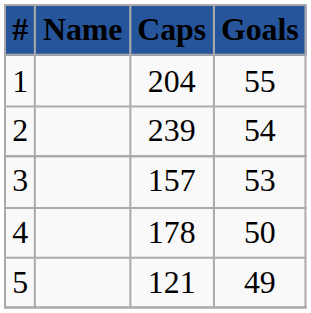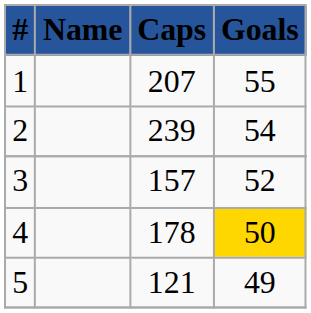(172, 80) 204 -> (172, 80) 207
(260, 181) 53 -> (260, 181) 52
(260, 231) no background -> (260, 231) gold background
